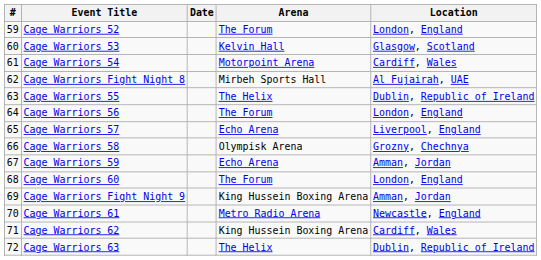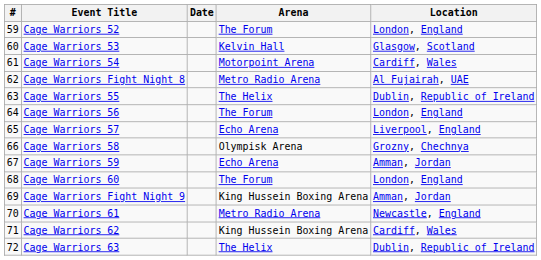(272, 79) Mirbeh Sports Hall -> (269, 79) Metro Radio Arena
